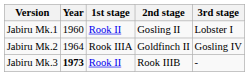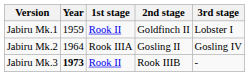(73, 29) 1960 -> (73, 29) 1959
(159, 29) Gosling II -> (163, 29) Goldfinch II
(163, 46) Goldfinch II -> (159, 46) Gosling II
